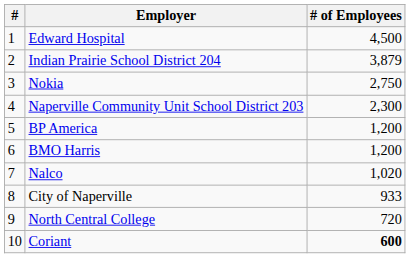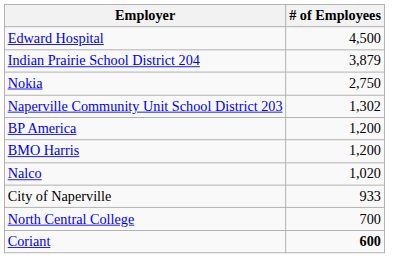- column: (15, 15)
(386, 106) 2,300 -> (365, 106) 1,302
(391, 219) 720 -> (370, 219) 700
